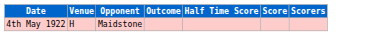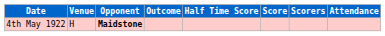+ column: (354, 11)
(120, 24) normal -> (120, 24) bold
